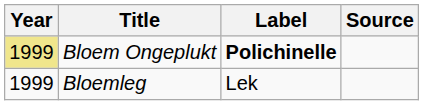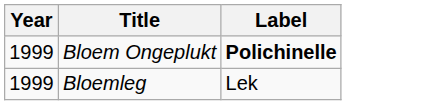- column: (380, 20)
(31, 52) khaki background -> (31, 52) no background
